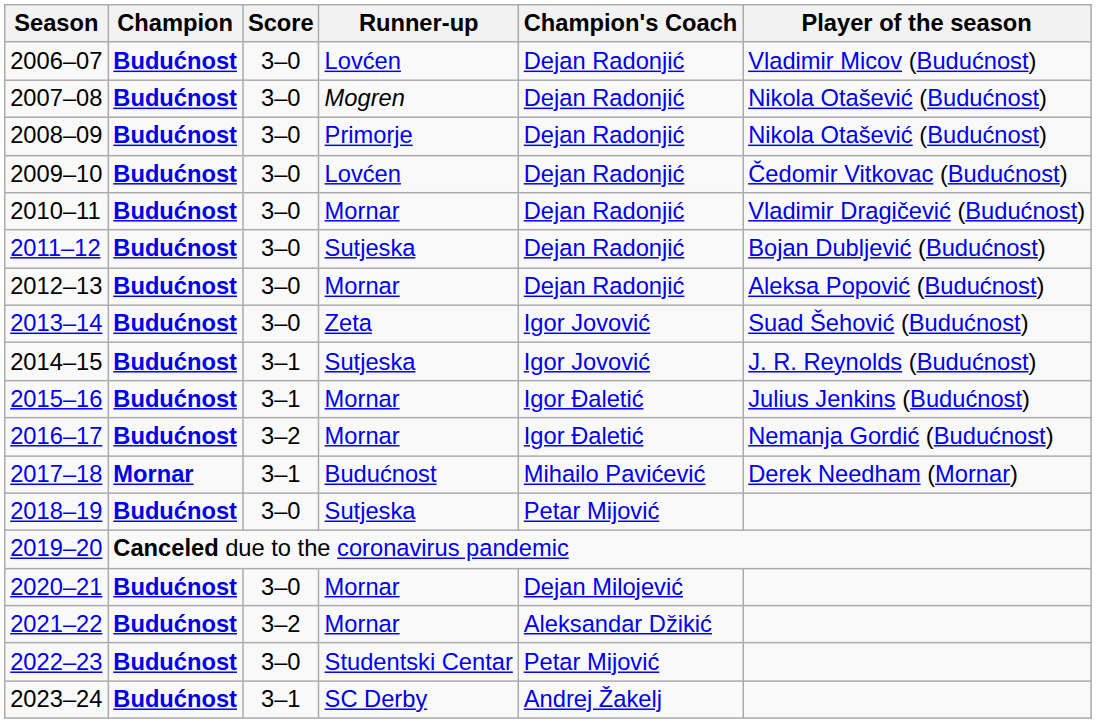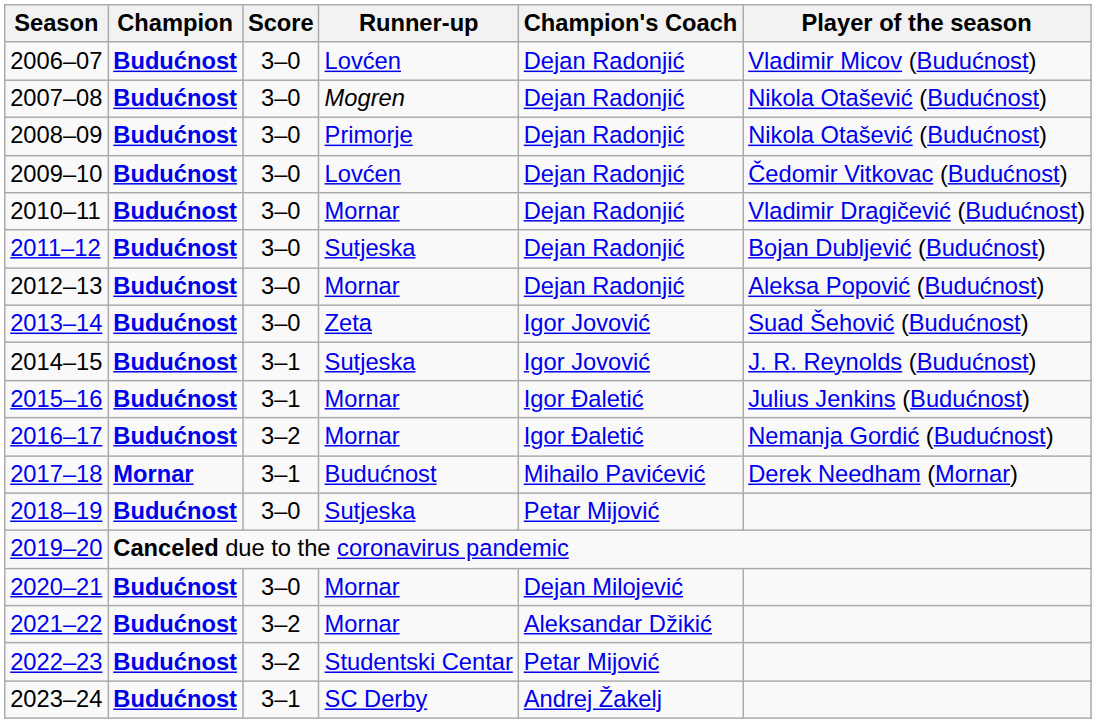(281, 661) 3–0 -> (281, 661) 3–2
